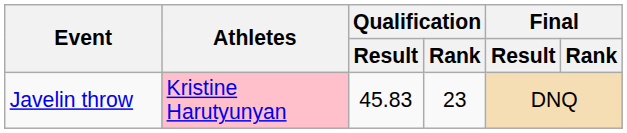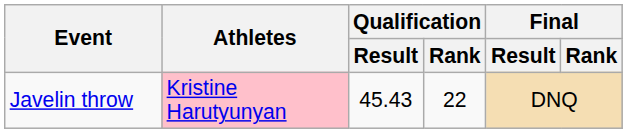(386, 100) 45.83 -> (386, 100) 45.43
(455, 100) 23 -> (455, 100) 22
